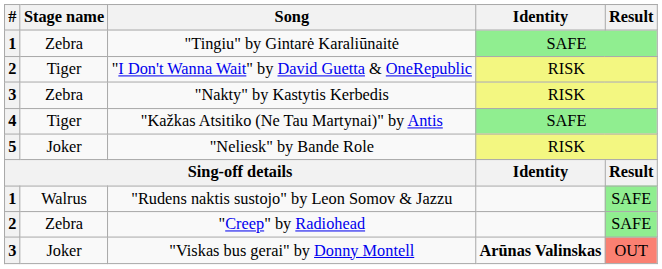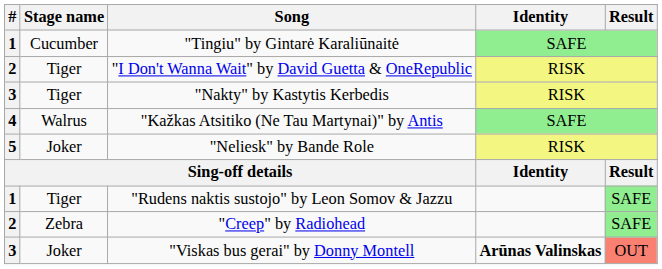(64, 43) Zebra -> (64, 43) Cucumber
(64, 95) Zebra -> (64, 95) Tiger
(64, 120) Tiger -> (64, 120) Walrus
(64, 198) Walrus -> (64, 198) Tiger
